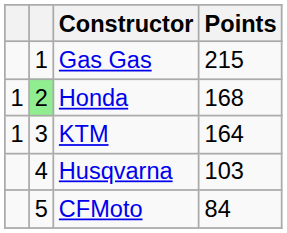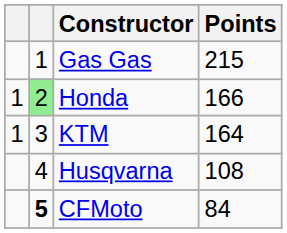(224, 97) 168 -> (224, 97) 166
(224, 171) 103 -> (224, 171) 108
(41, 208) normal -> (41, 208) bold
